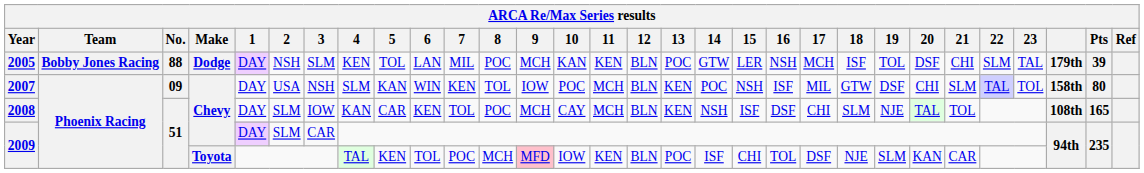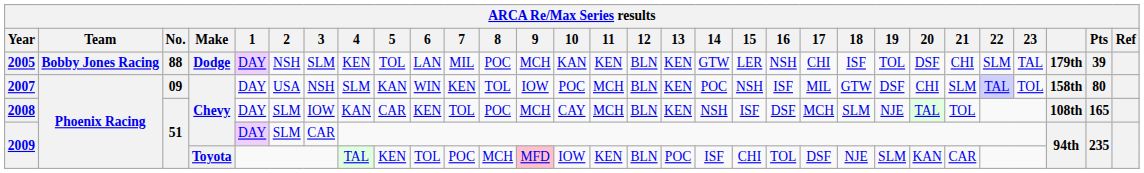(678, 63) POC -> (678, 63) KEN
(819, 63) MCH -> (819, 63) CHI
(819, 110) CHI -> (819, 110) MCH
